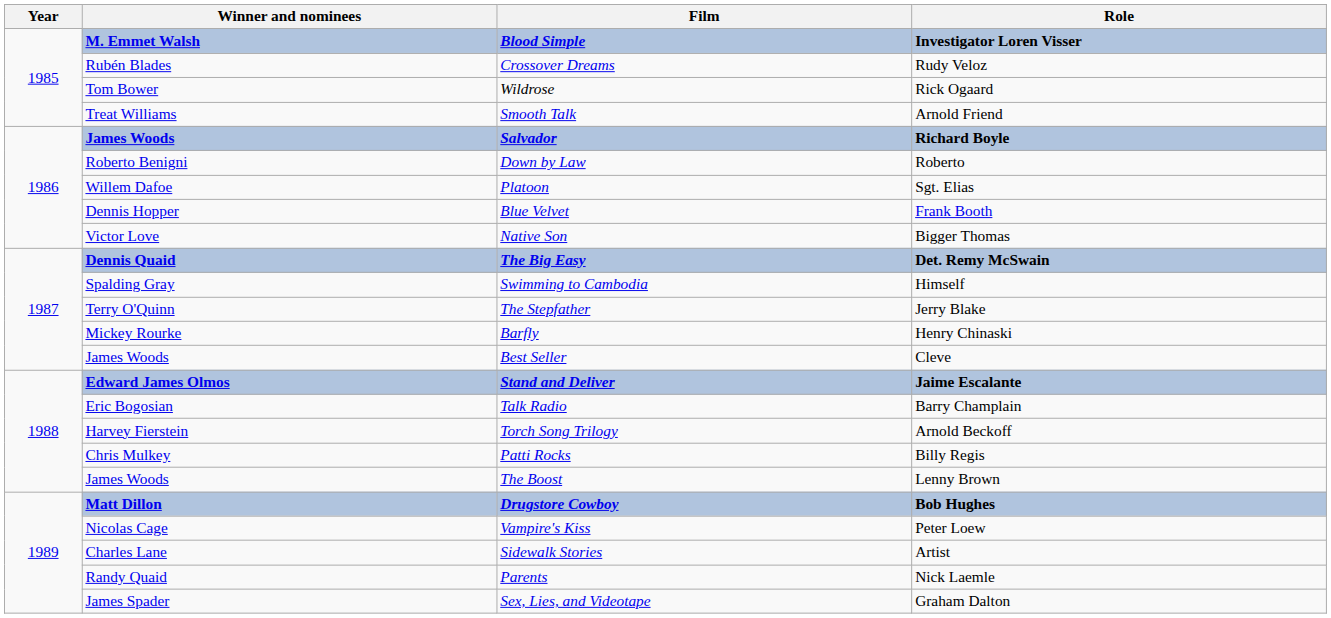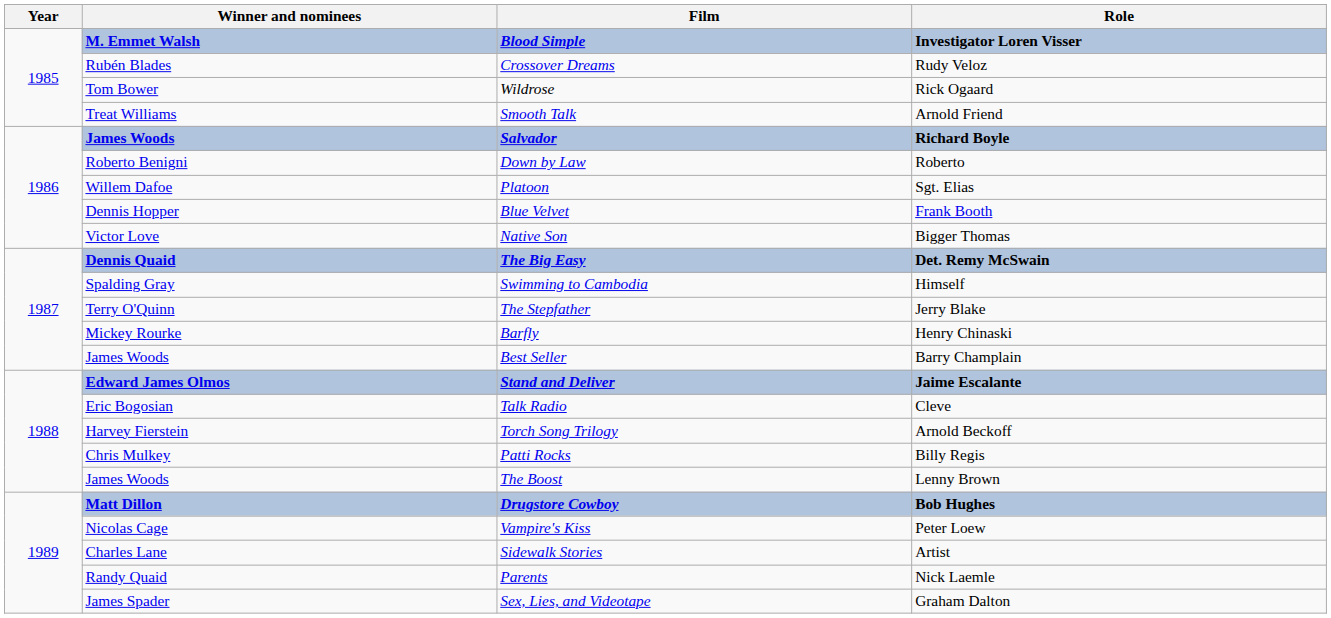(933, 357) Cleve -> (968, 357) Barry Champlain
(968, 406) Barry Champlain -> (933, 406) Cleve
